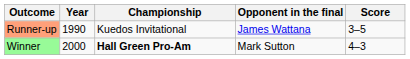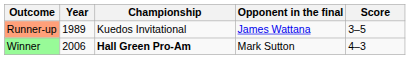(74, 29) 1990 -> (74, 29) 1989
(74, 46) 2000 -> (74, 46) 2006
